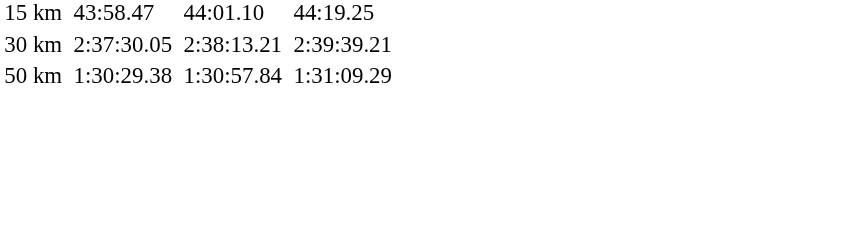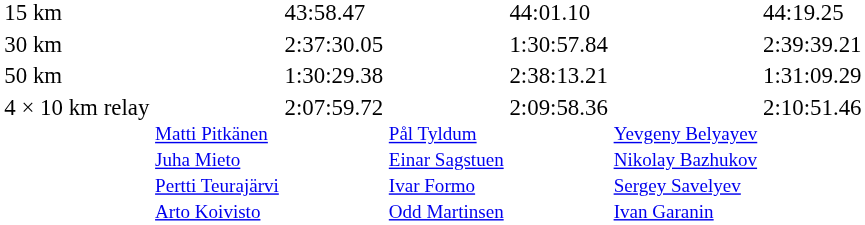(233, 44) 2:38:13.21 -> (559, 44) 1:30:57.84
(233, 75) 1:30:57.84 -> (559, 75) 2:38:13.21
+ row: (77, 107)
